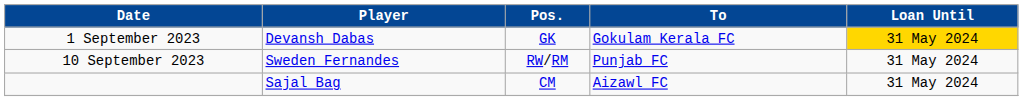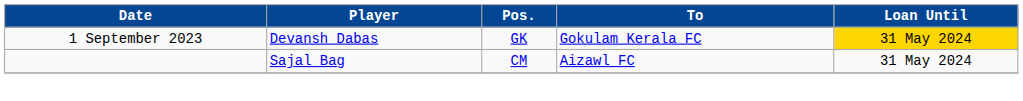- row: (133, 61)
